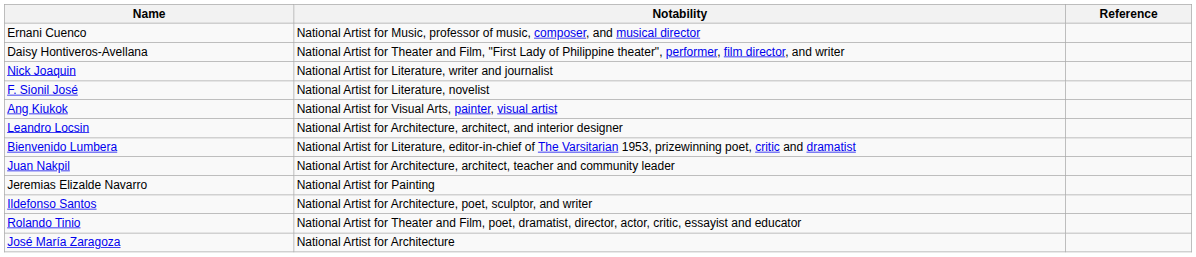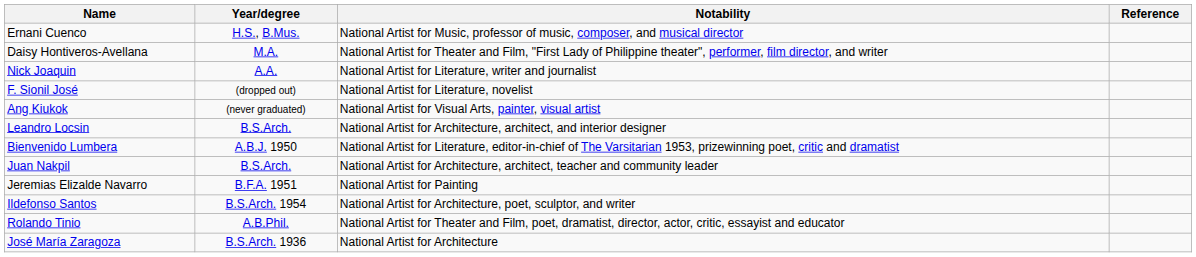+ column: (266, 14)
